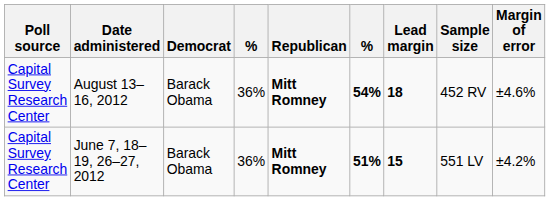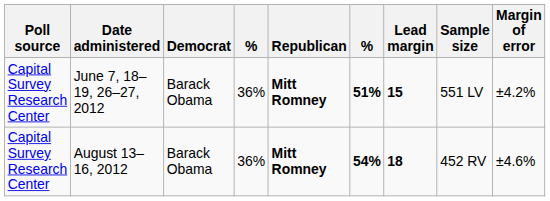rows swapped: (109, 92) <-> (110, 161)
